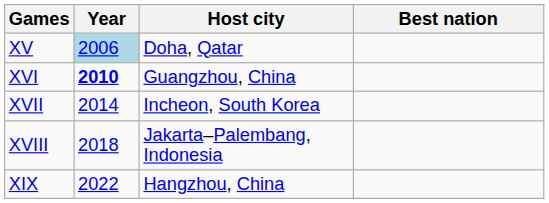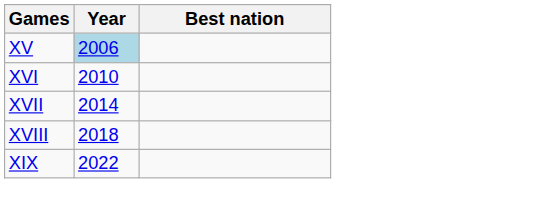- column: (246, 18)
(98, 76) bold -> (98, 76) normal
